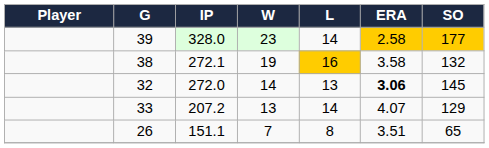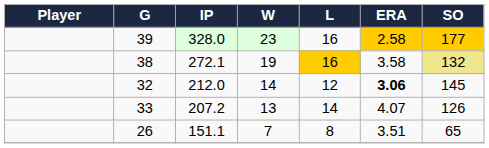(330, 39) 14 -> (330, 39) 16
(453, 62) no background -> (453, 62) khaki background
(207, 85) 272.0 -> (207, 85) 212.0
(330, 85) 13 -> (330, 85) 12
(453, 108) 129 -> (453, 108) 126
